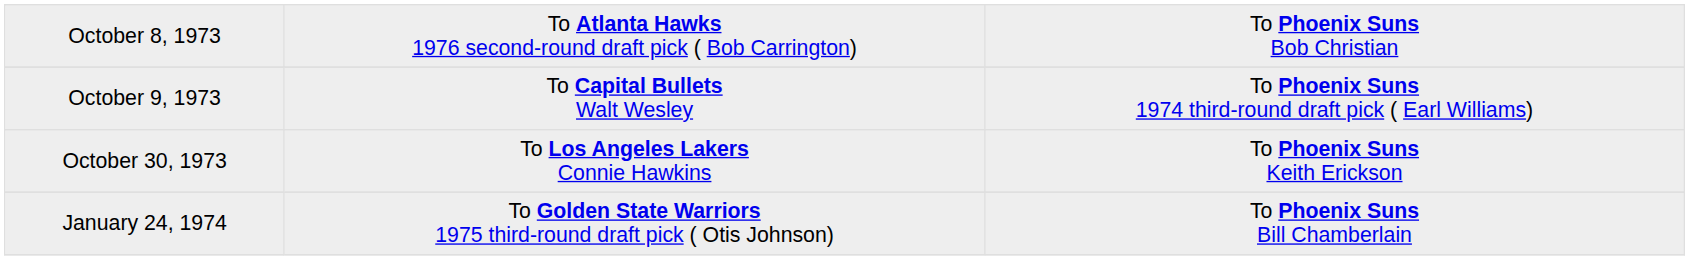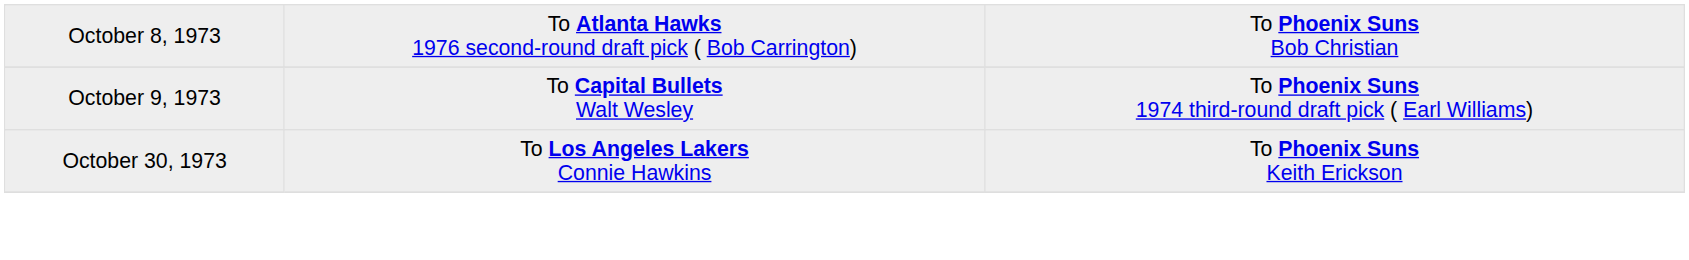- row: (145, 223)
